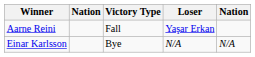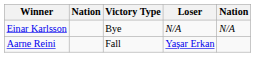rows swapped: (31, 28) <-> (37, 44)
